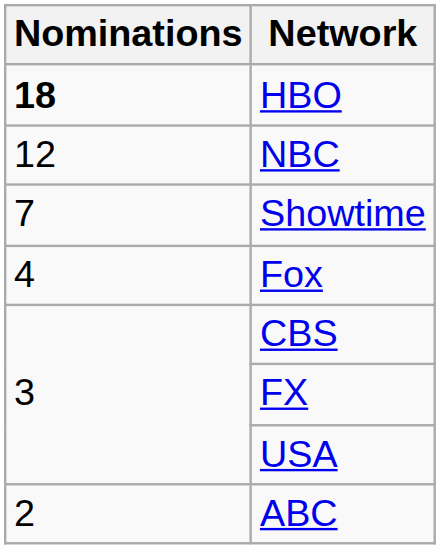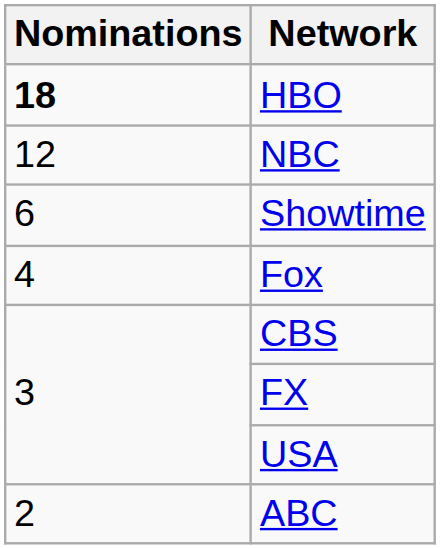(24, 214) 7 -> (24, 214) 6
